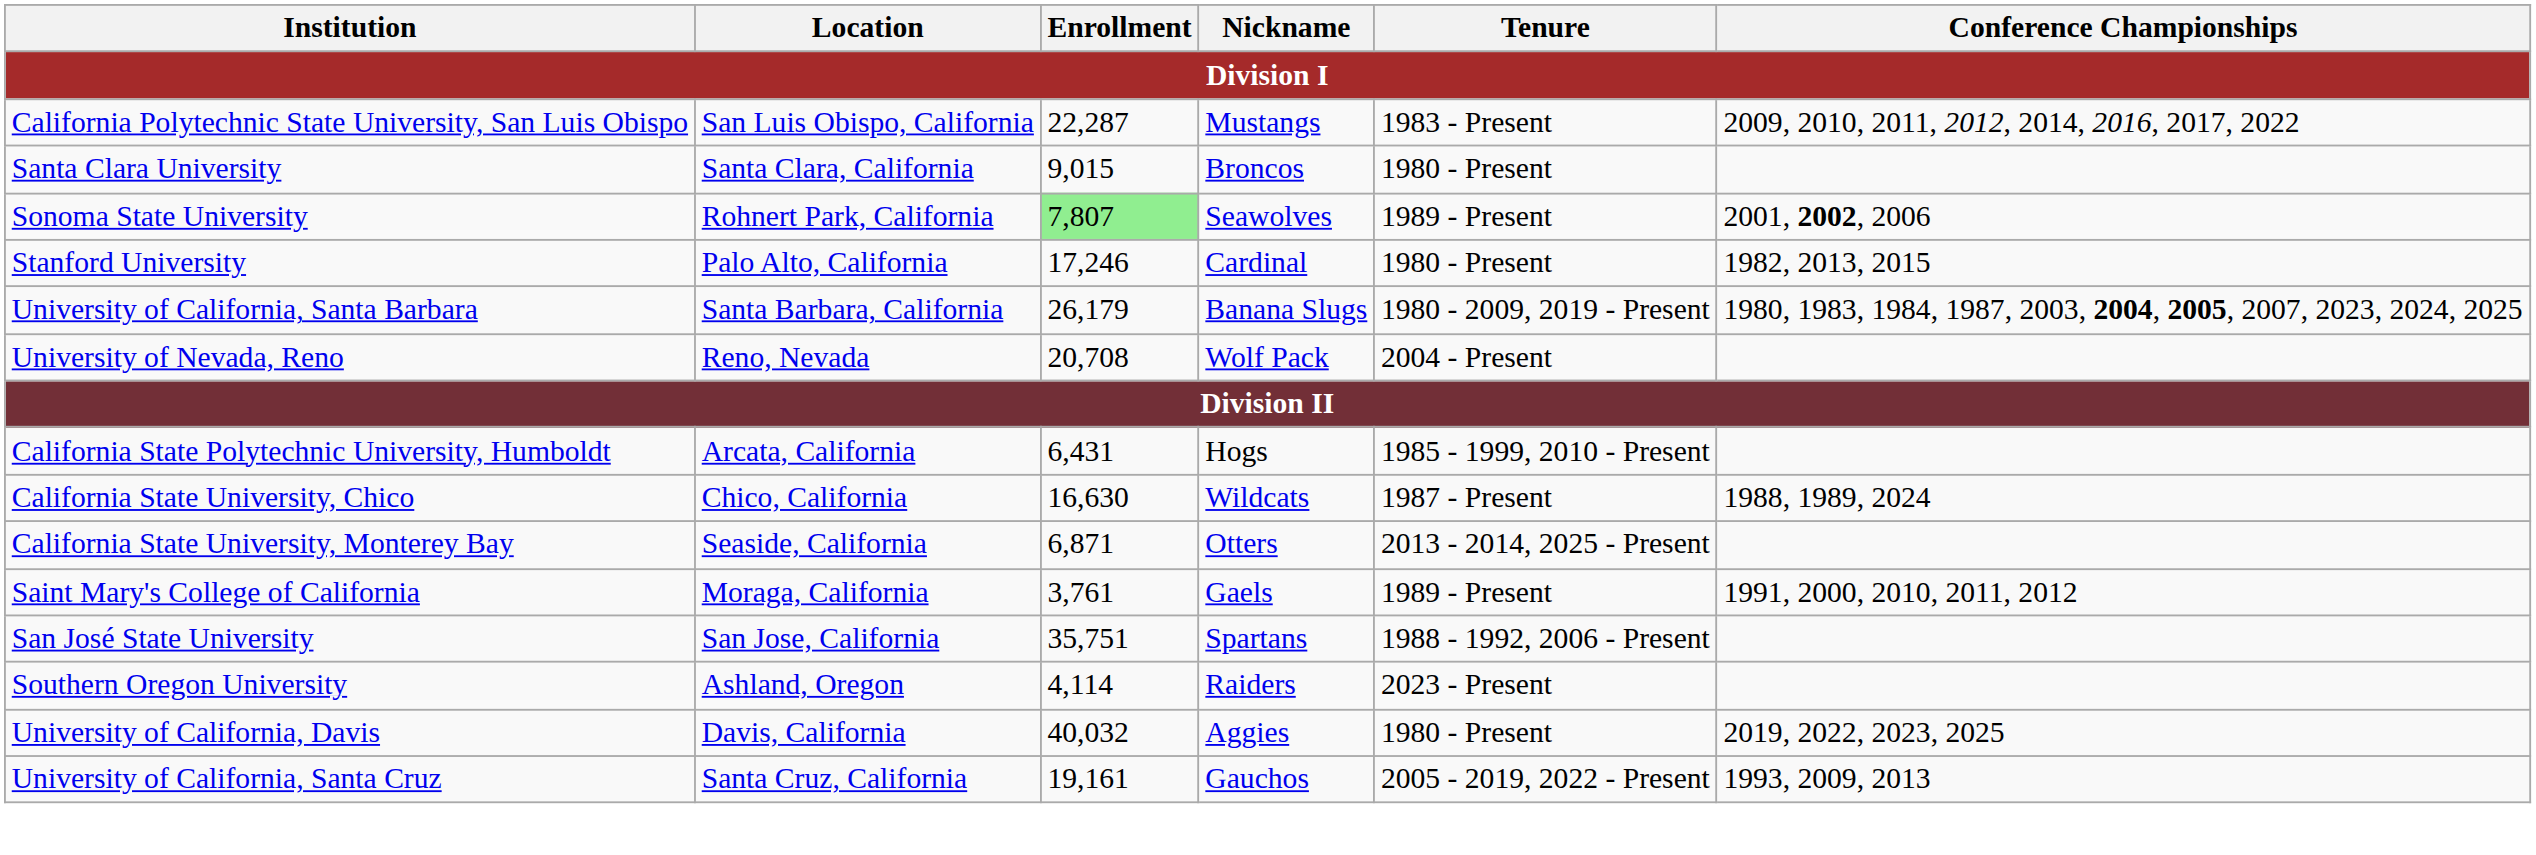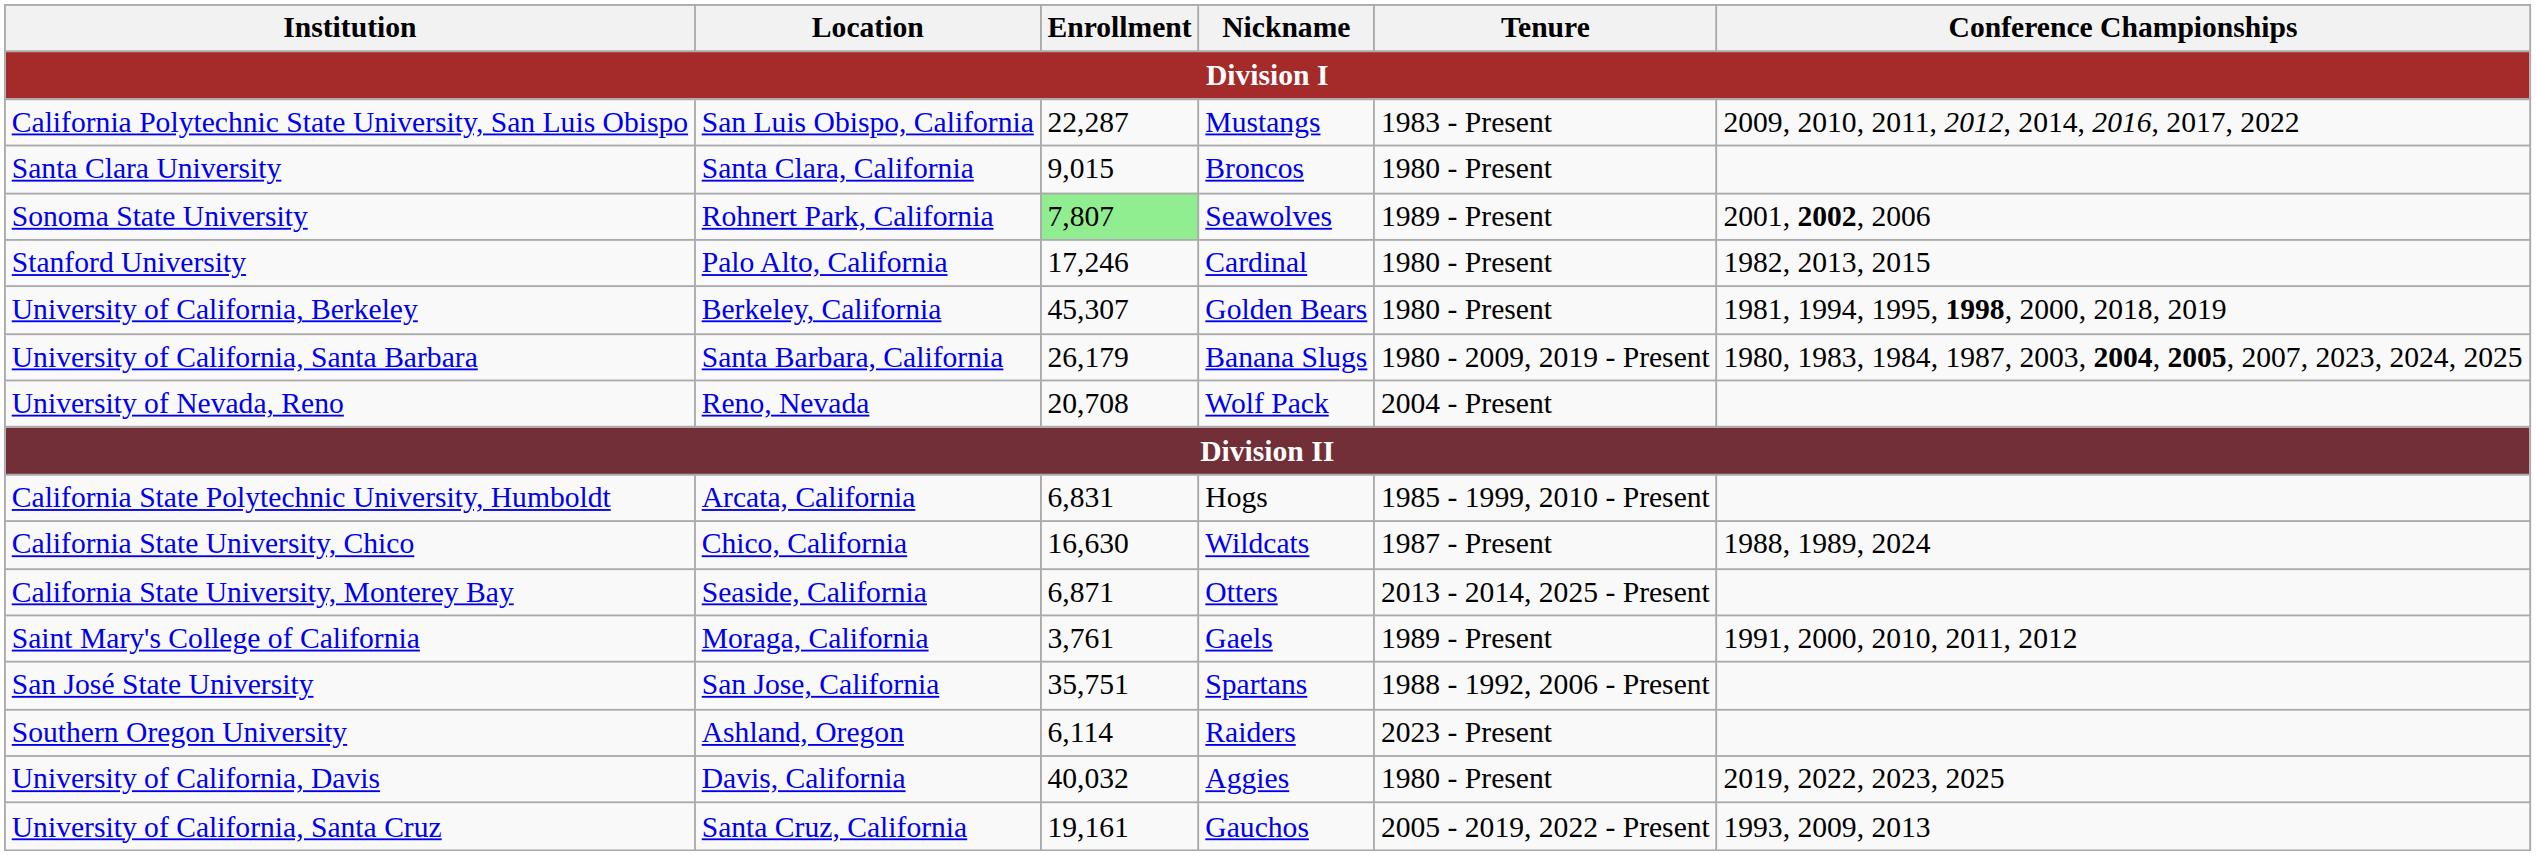+ row: (215, 309)
(1081, 450) 6,431 -> (1081, 497) 6,831
(1080, 685) 4,114 -> (1080, 732) 6,114
